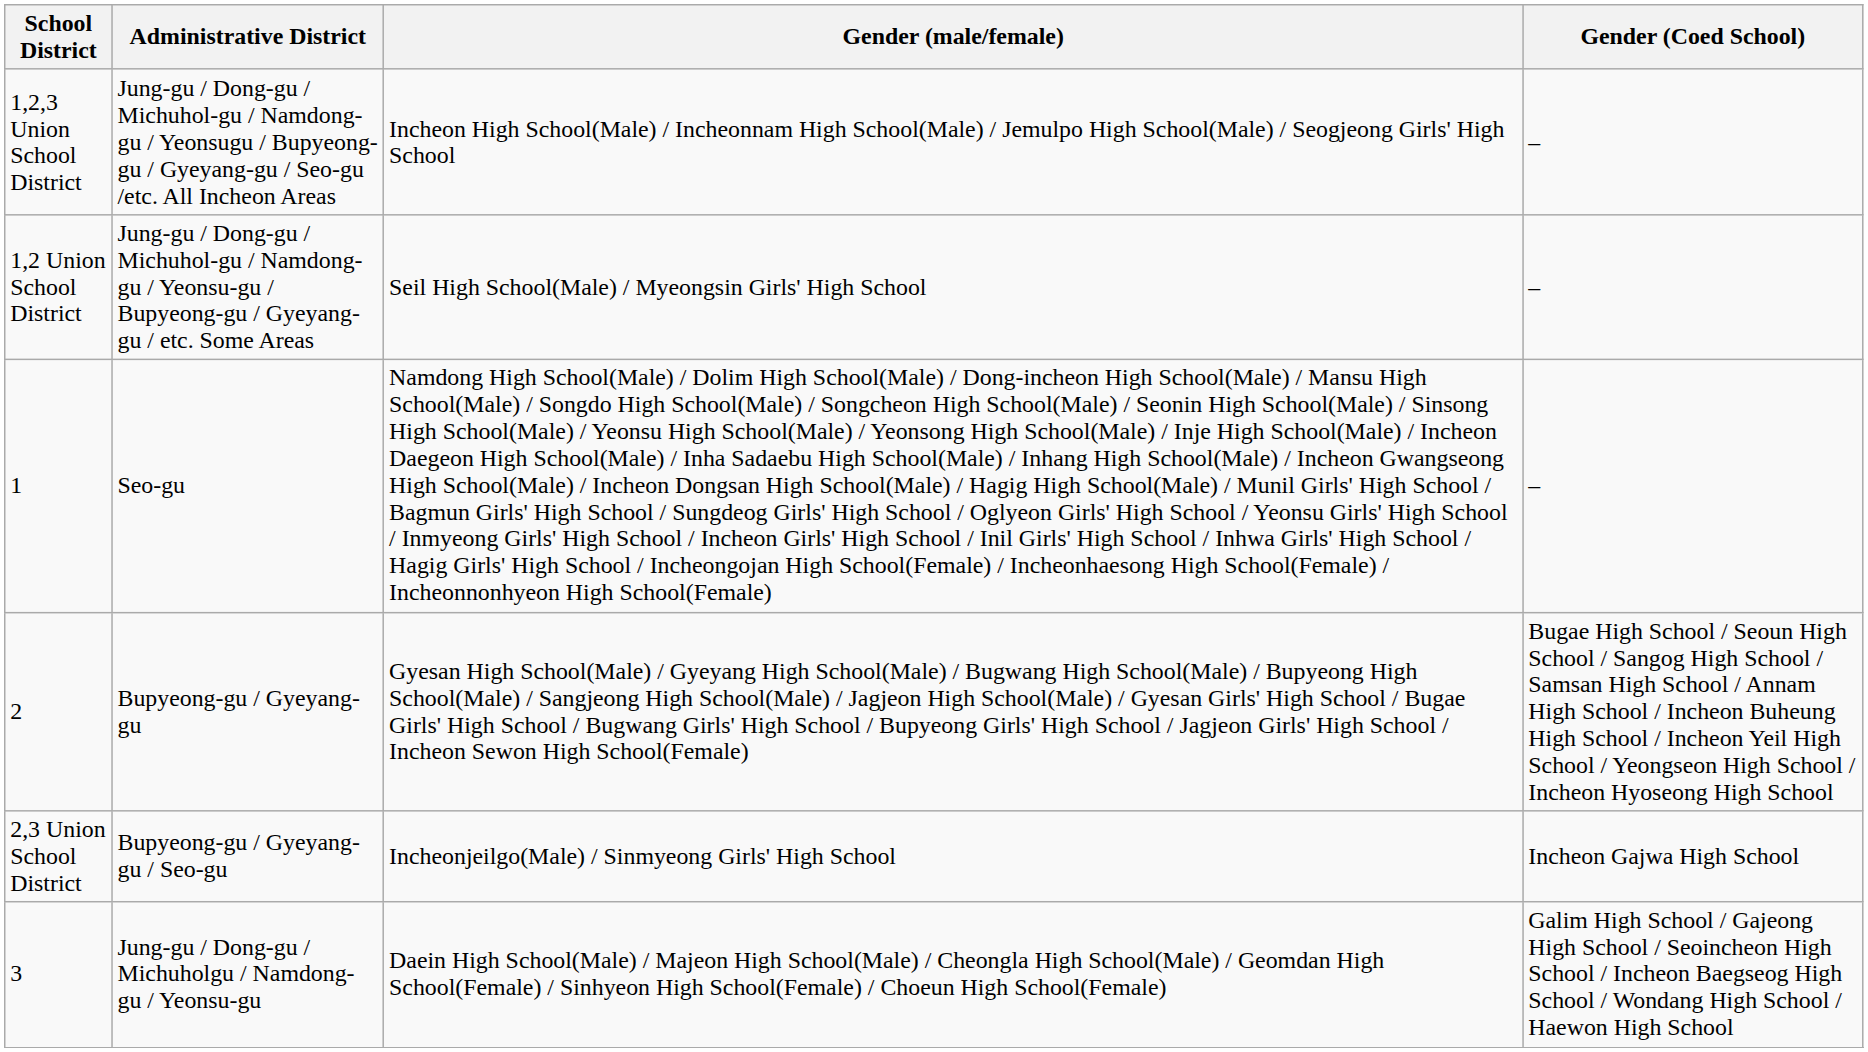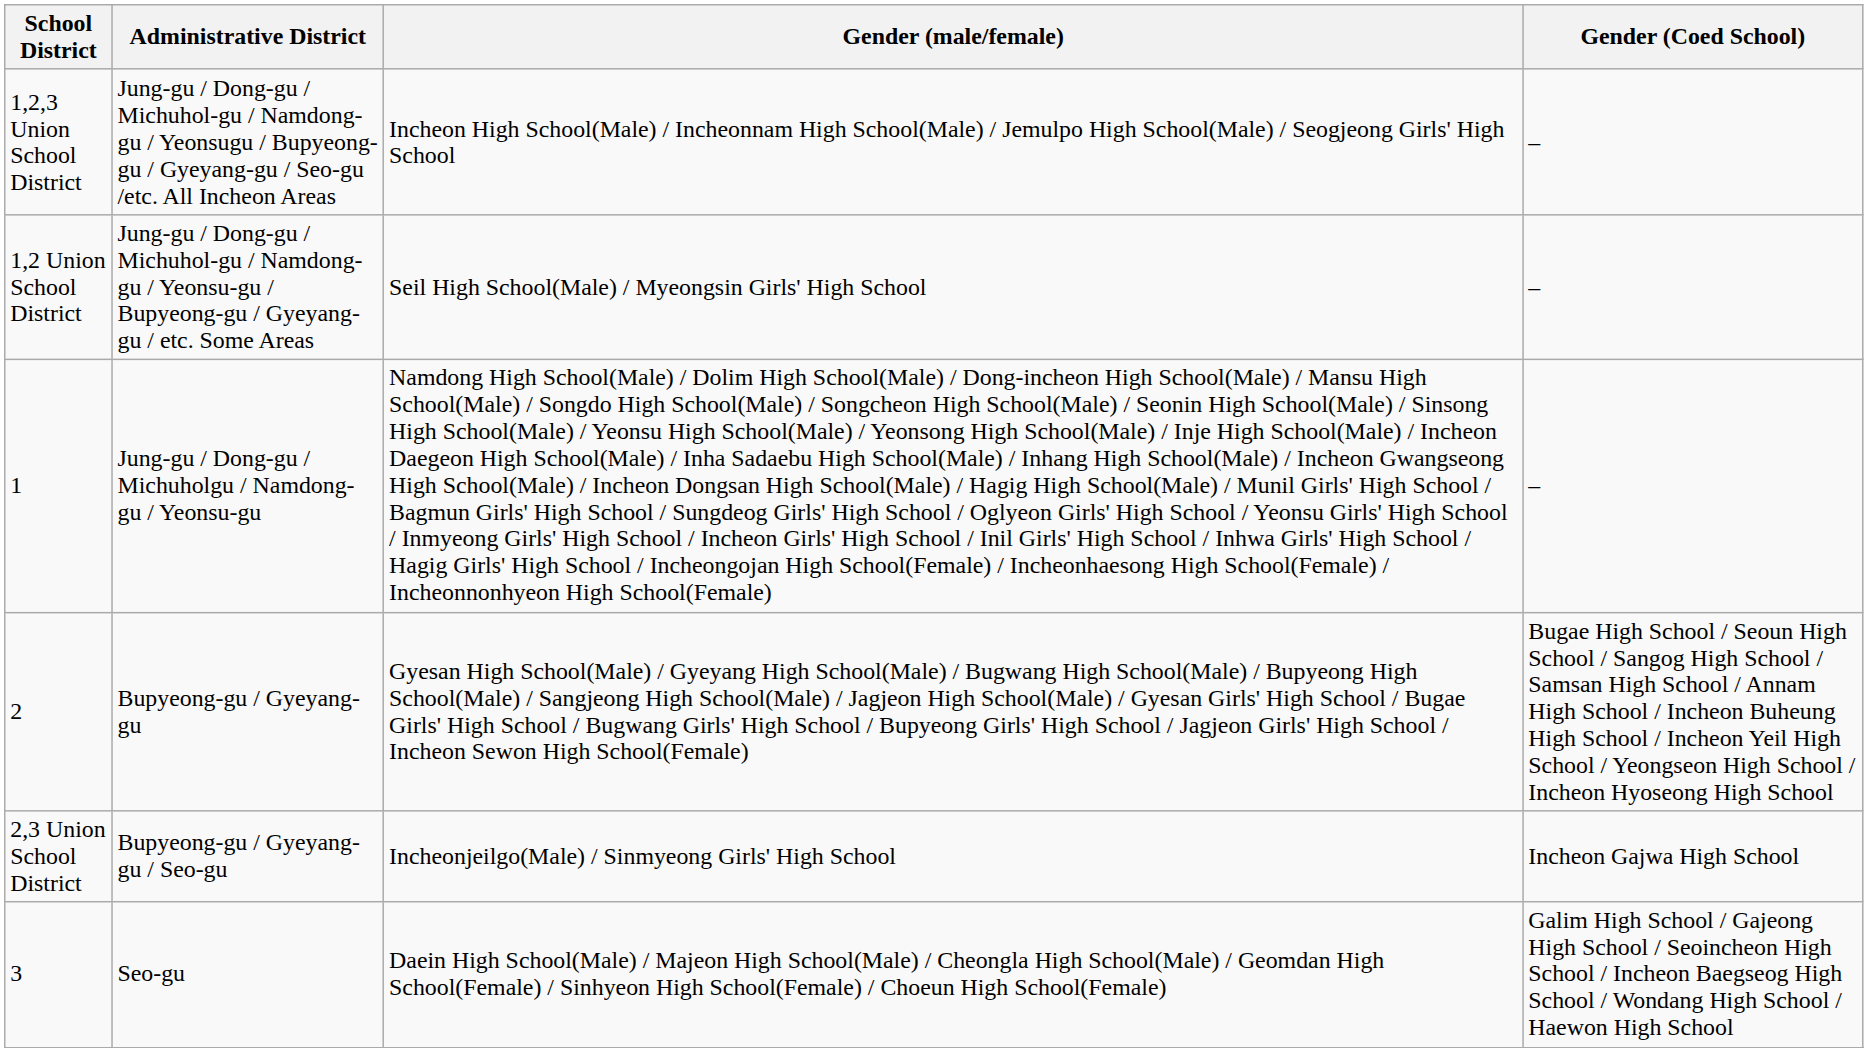(151, 485) Seo-gu -> (236, 485) Jung-gu / Dong-gu / Michuholgu / Namdong-gu / Yeonsu-gu
(236, 974) Jung-gu / Dong-gu / Michuholgu / Namdong-gu / Yeonsu-gu -> (151, 974) Seo-gu
